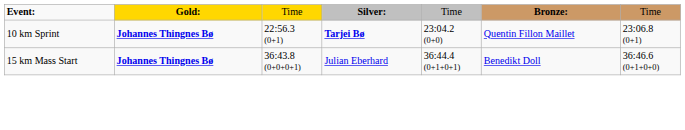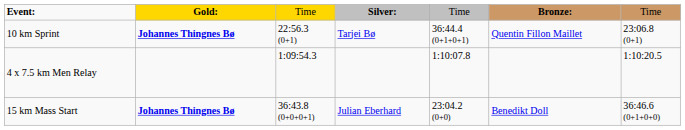(345, 34) bold -> (356, 34) normal
(439, 34) 23:04.2 (0+0) -> (450, 34) 36:44.4 (0+1+0+1)
+ row: (52, 72)
(442, 61) 36:44.4 (0+1+0+1) -> (447, 111) 23:04.2 (0+0)
